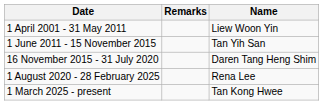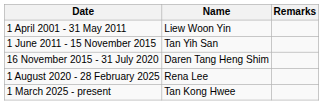columns swapped: (264, 12) <-> (186, 12)
